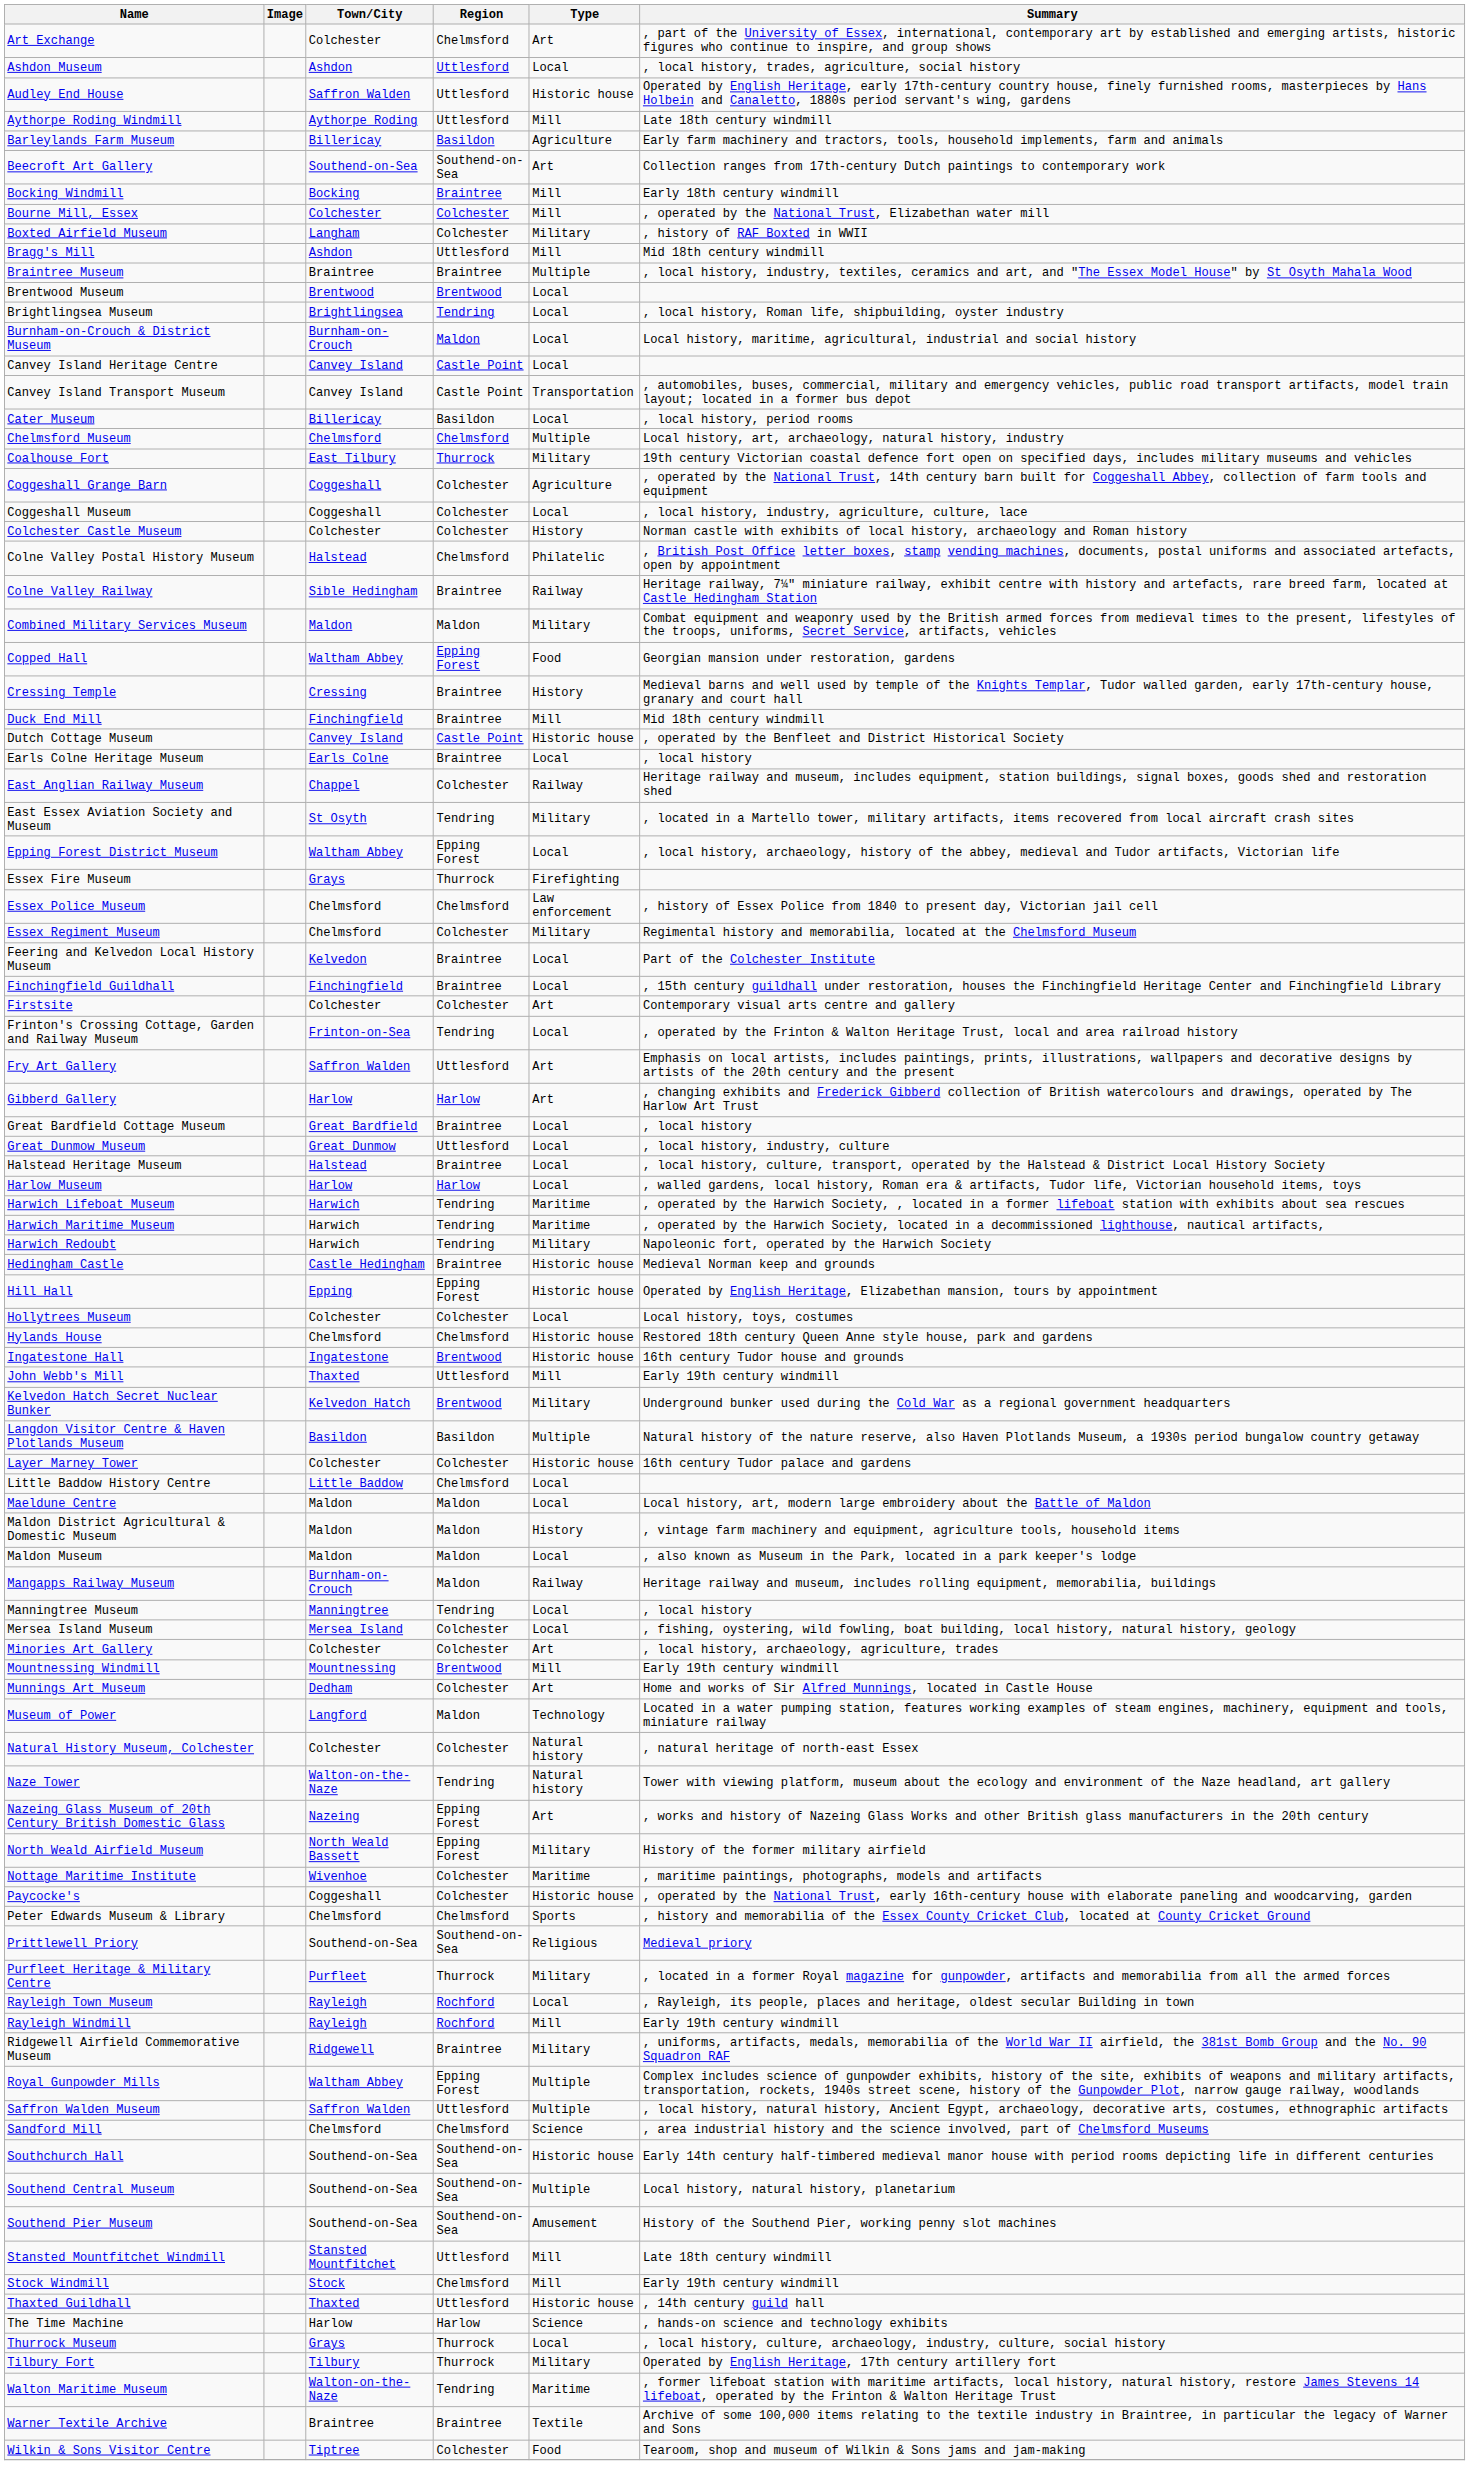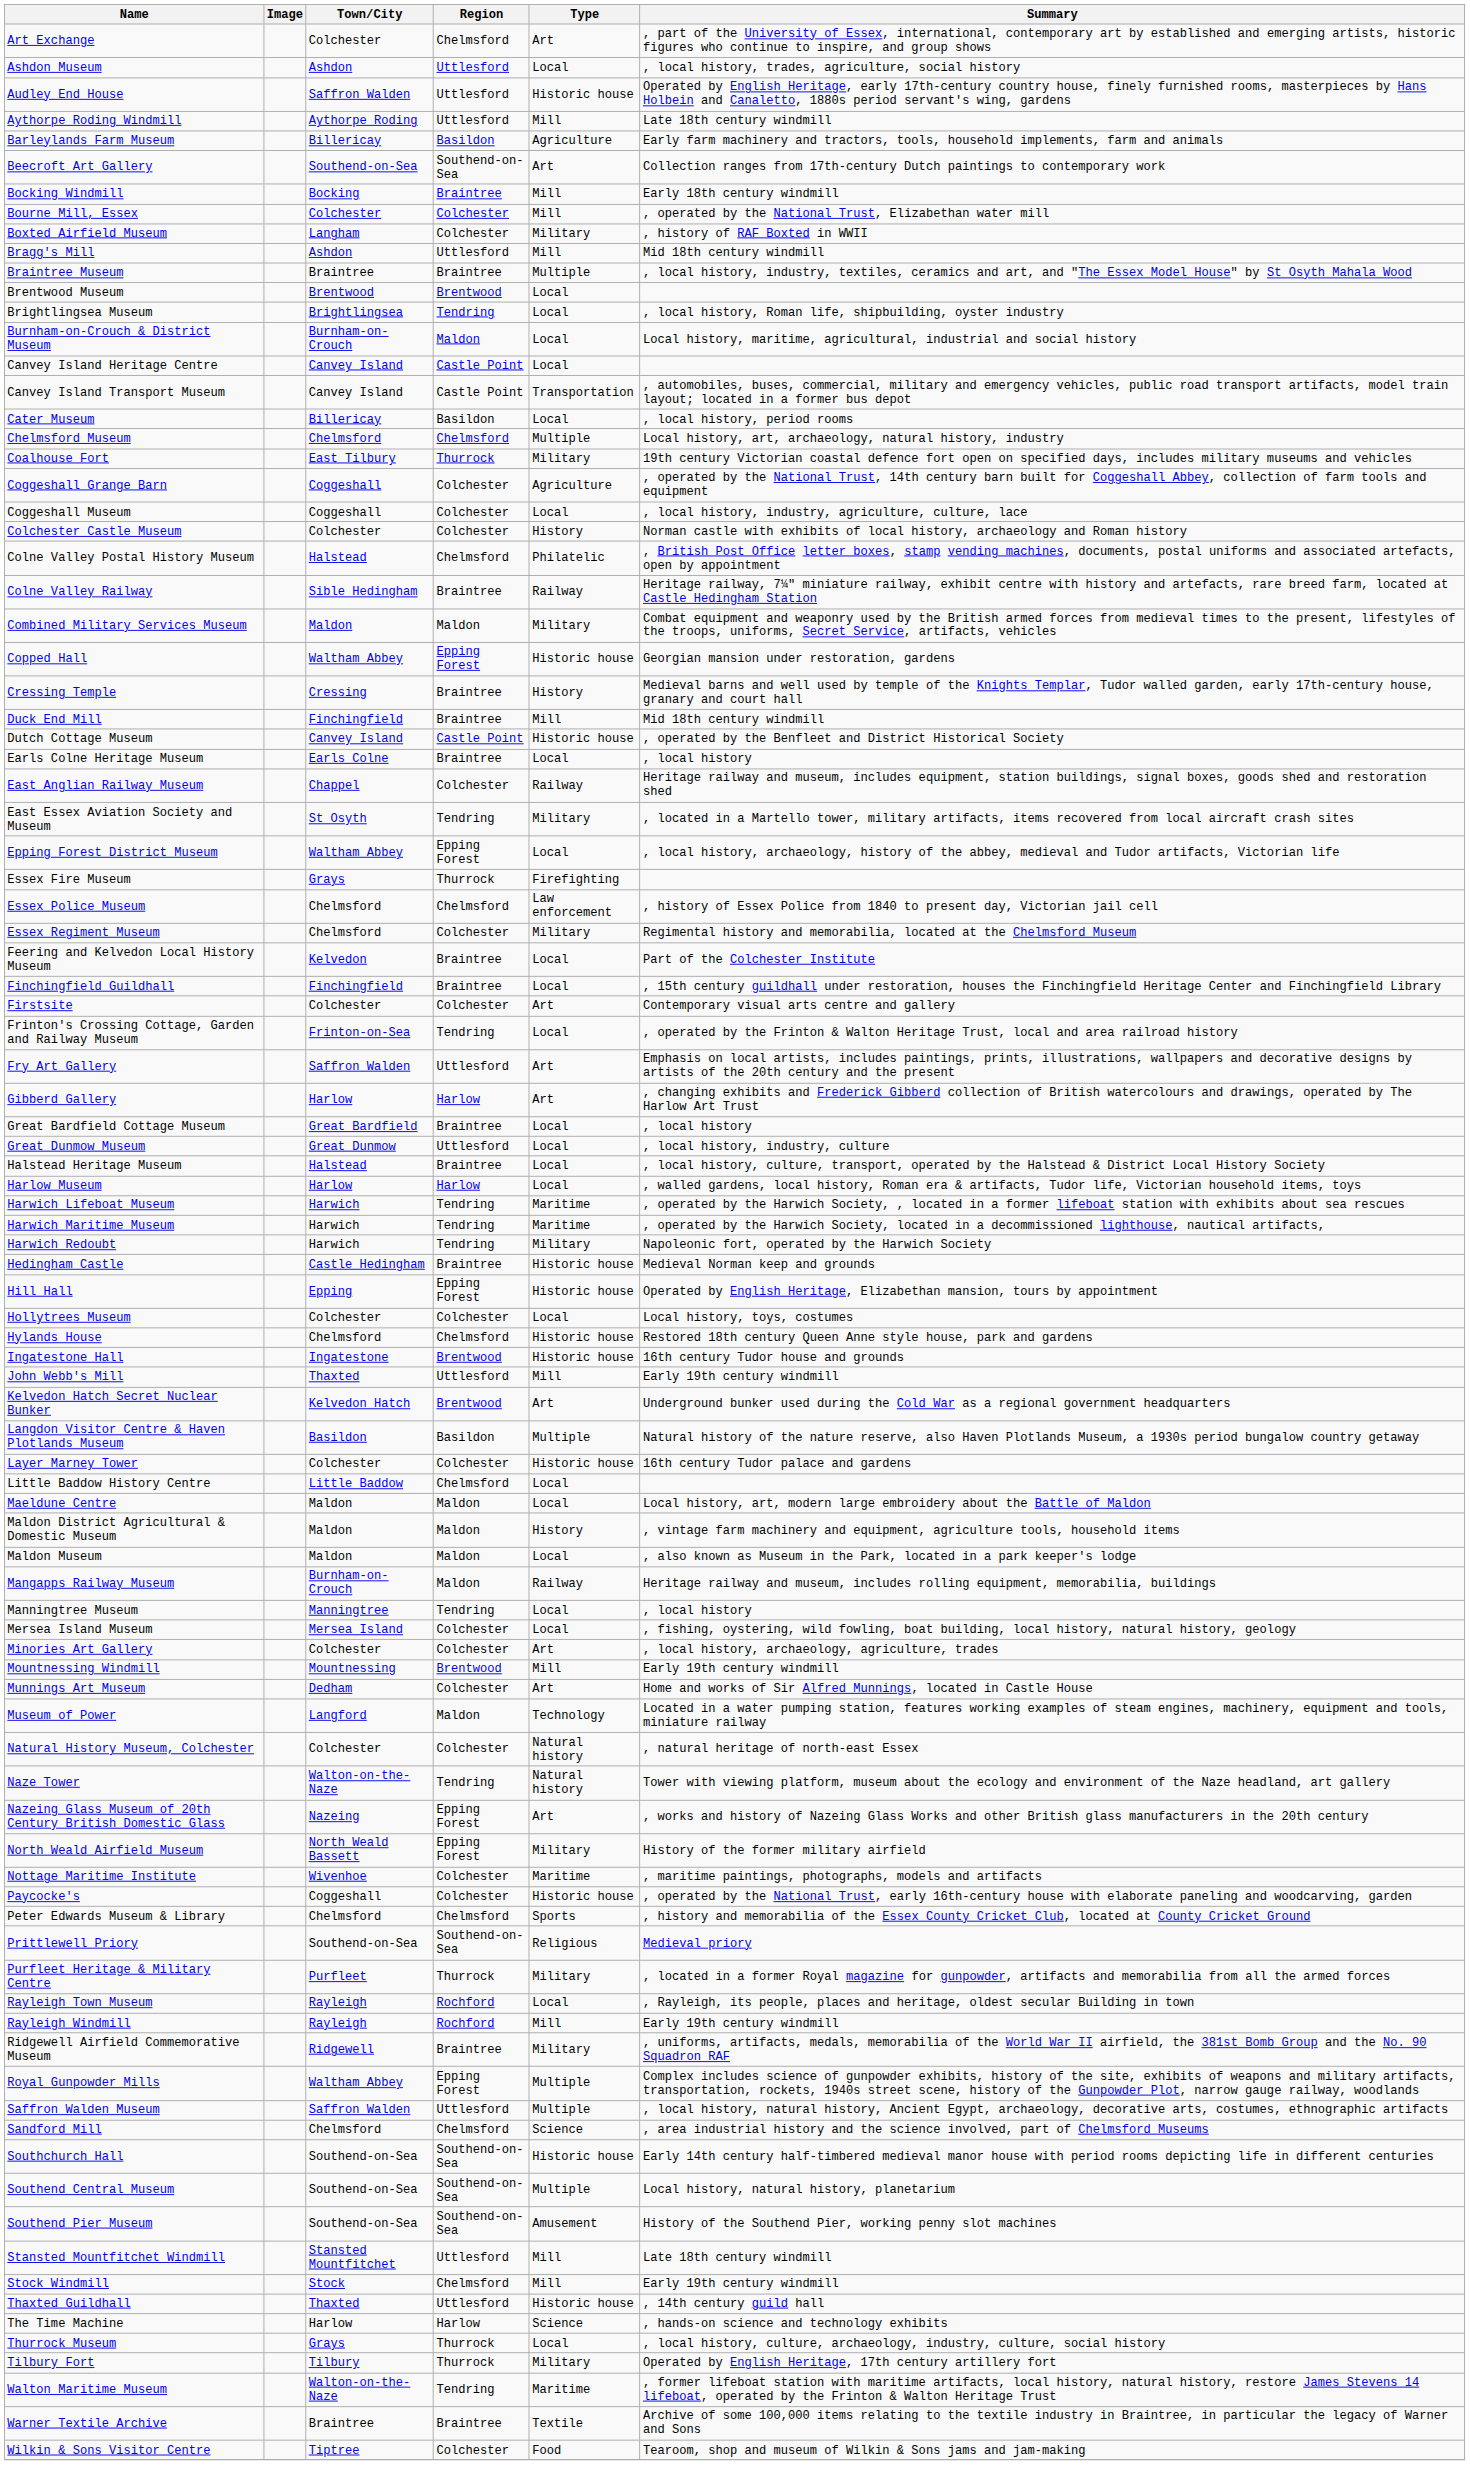(547, 659) Food -> (583, 659) Historic house
(561, 1404) Military -> (543, 1404) Art
